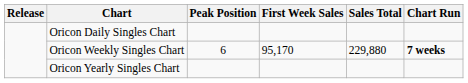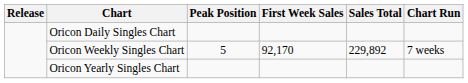(223, 50) 6 -> (223, 50) 5
(278, 50) 95,170 -> (278, 50) 92,170
(368, 50) 229,880 -> (368, 50) 229,892
(426, 50) bold -> (426, 50) normal
